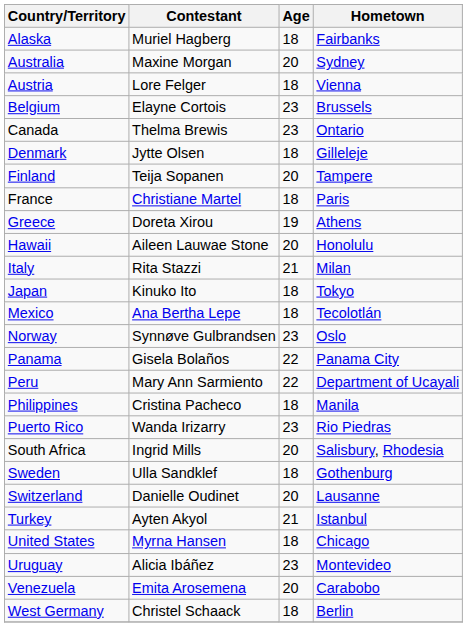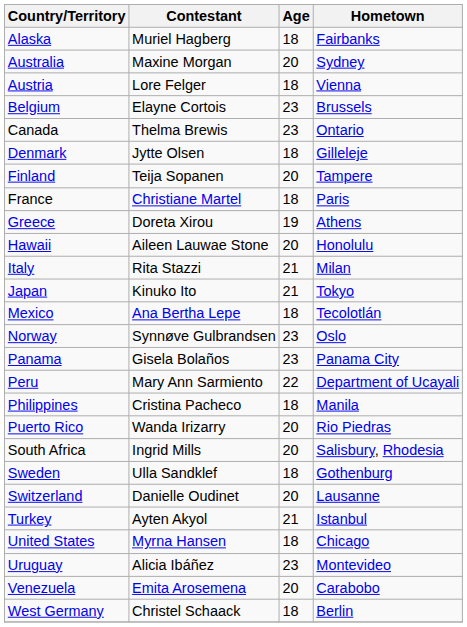(290, 290) 18 -> (290, 290) 21
(290, 359) 22 -> (290, 359) 23
(290, 428) 23 -> (290, 428) 20
